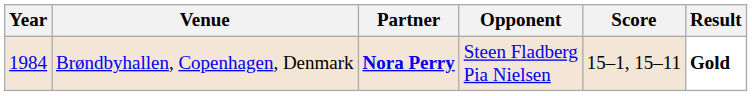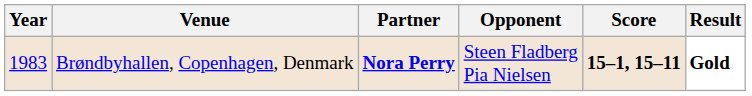(28, 63) 1984 -> (28, 63) 1983
(634, 63) normal -> (634, 63) bold
